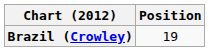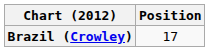(170, 36) 19 -> (170, 36) 17
